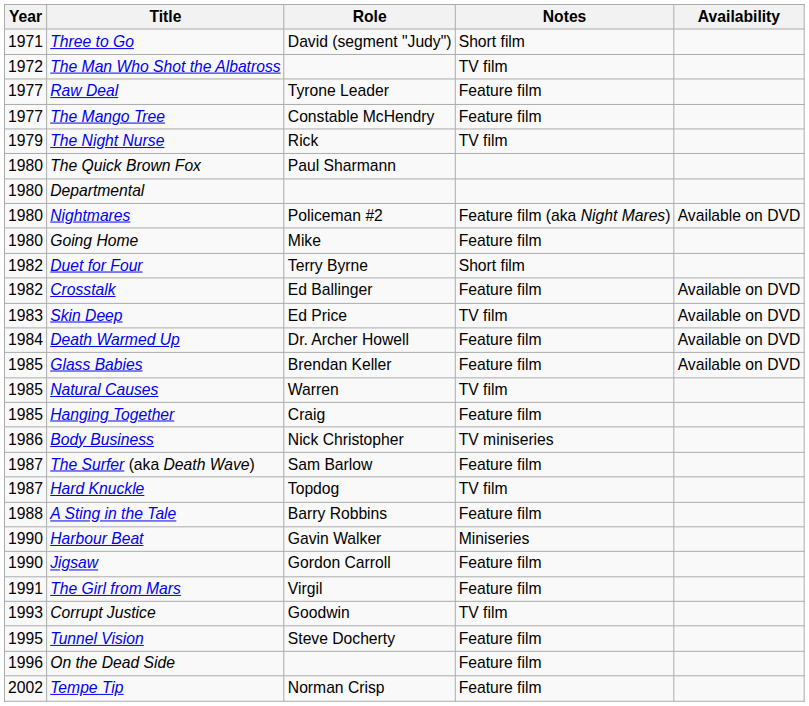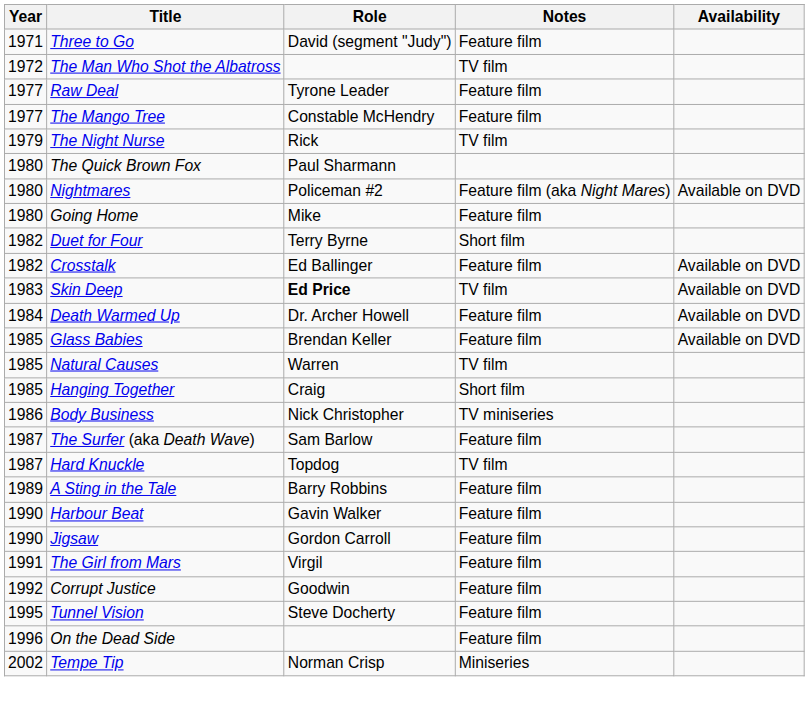(492, 41) Short film -> (500, 41) Feature film
- row: (97, 191)
(317, 315) normal -> (319, 290) bold
(500, 414) Feature film -> (492, 389) Short film
(26, 514) 1988 -> (26, 489) 1989
(494, 539) Miniseries -> (500, 514) Feature film
(26, 613) 1993 -> (26, 588) 1992
(483, 613) TV film -> (500, 588) Feature film
(500, 688) Feature film -> (494, 663) Miniseries
